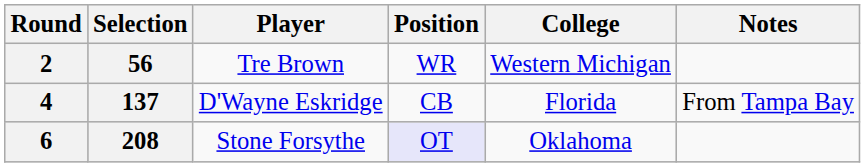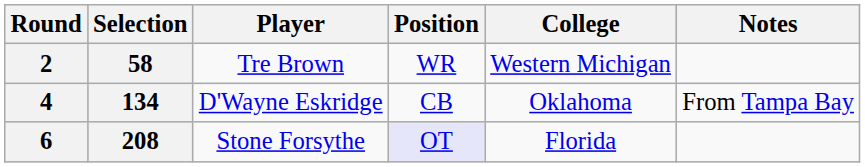(140, 63) 56 -> (140, 63) 58
(140, 102) 137 -> (140, 102) 134
(581, 102) Florida -> (581, 102) Oklahoma
(581, 141) Oklahoma -> (581, 141) Florida
